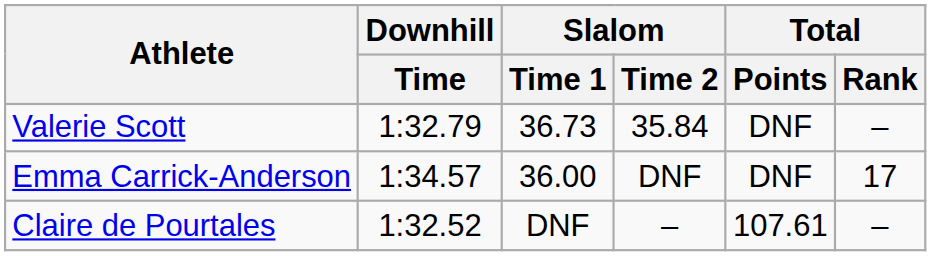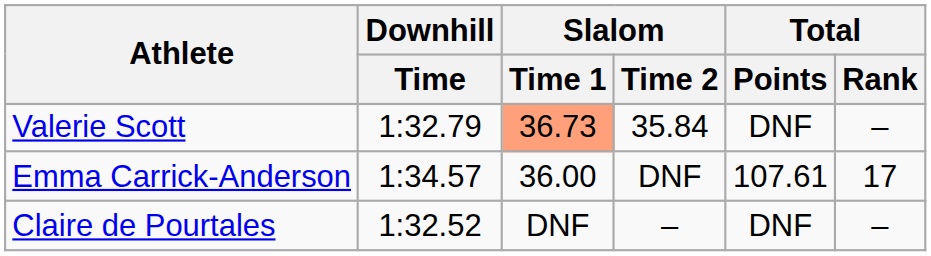(558, 128) no background -> (558, 128) lightsalmon background
(780, 177) DNF -> (780, 177) 107.61
(780, 226) 107.61 -> (780, 226) DNF
